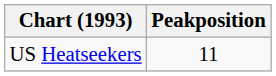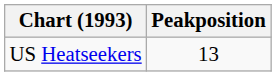(209, 53) 11 -> (209, 53) 13
